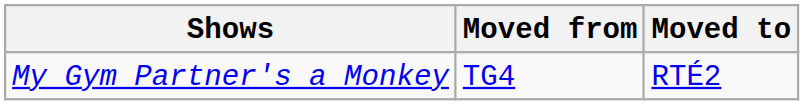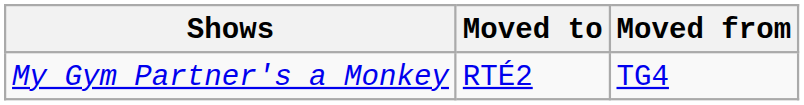columns swapped: (550, 29) <-> (721, 29)
